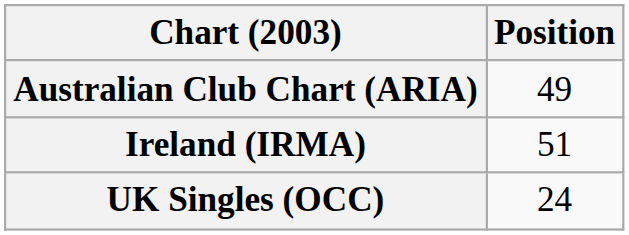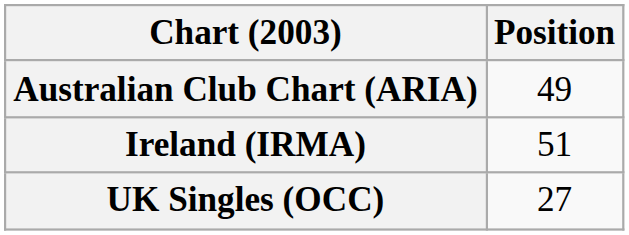(555, 199) 24 -> (555, 199) 27
